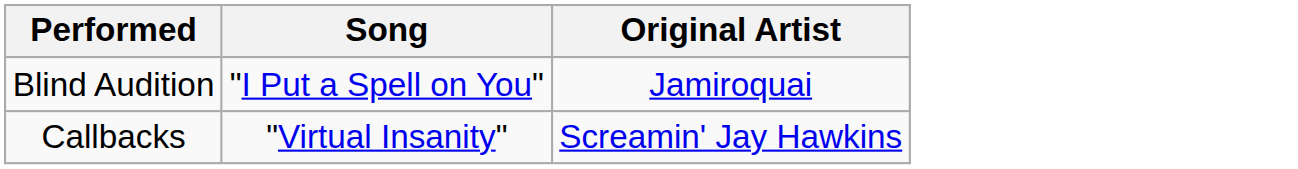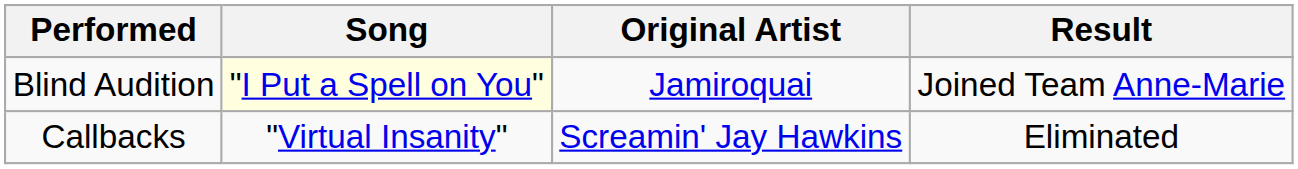+ column: (1101, 30)
(387, 83) no background -> (387, 83) lightyellow background
